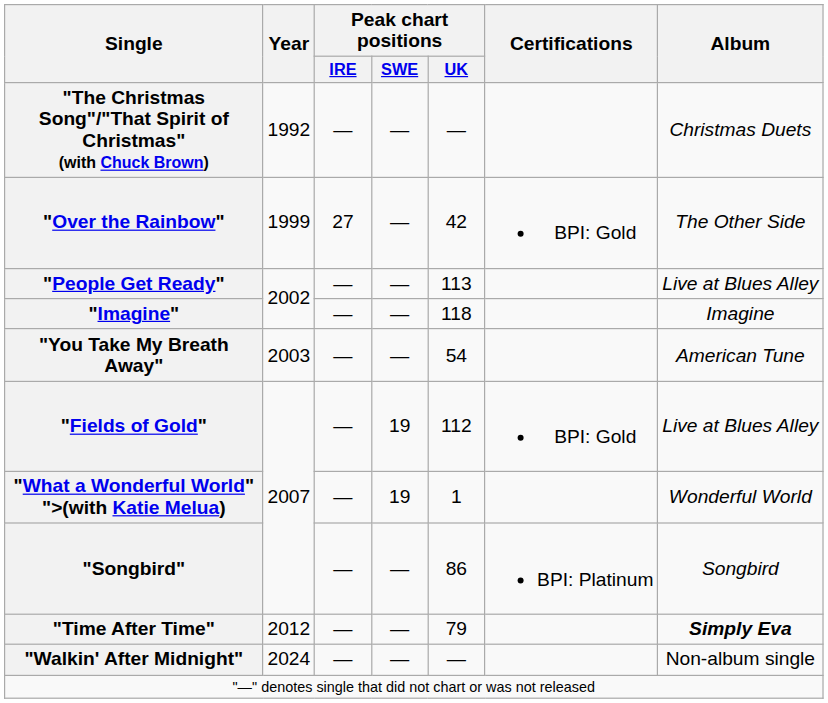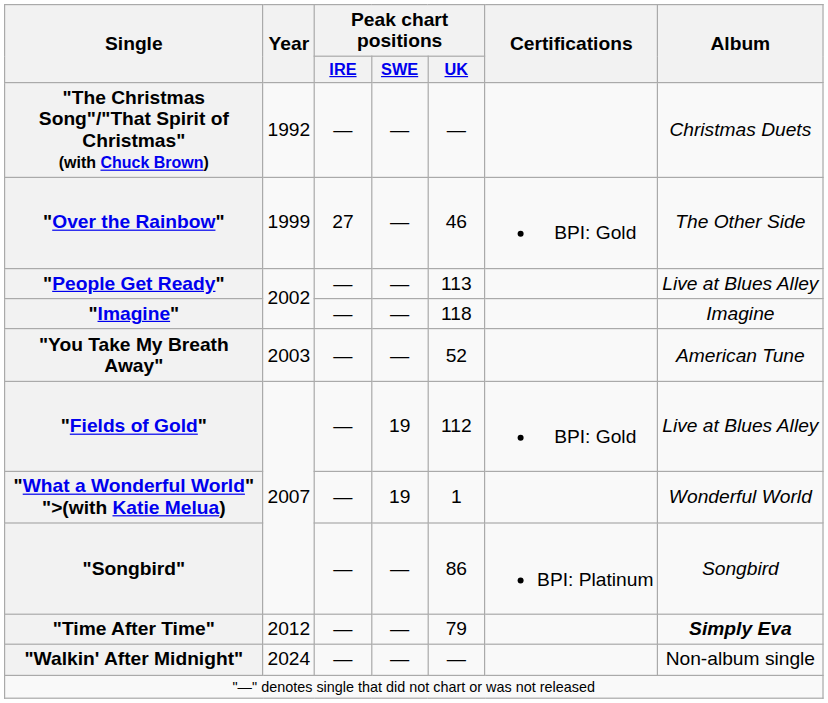(456, 222) 42 -> (456, 222) 46
(456, 354) 54 -> (456, 354) 52
